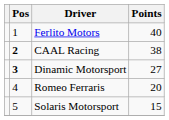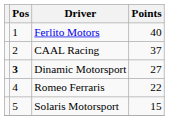(15, 51) bold -> (15, 51) normal
(156, 51) 38 -> (156, 51) 37
(156, 88) 20 -> (156, 88) 22
